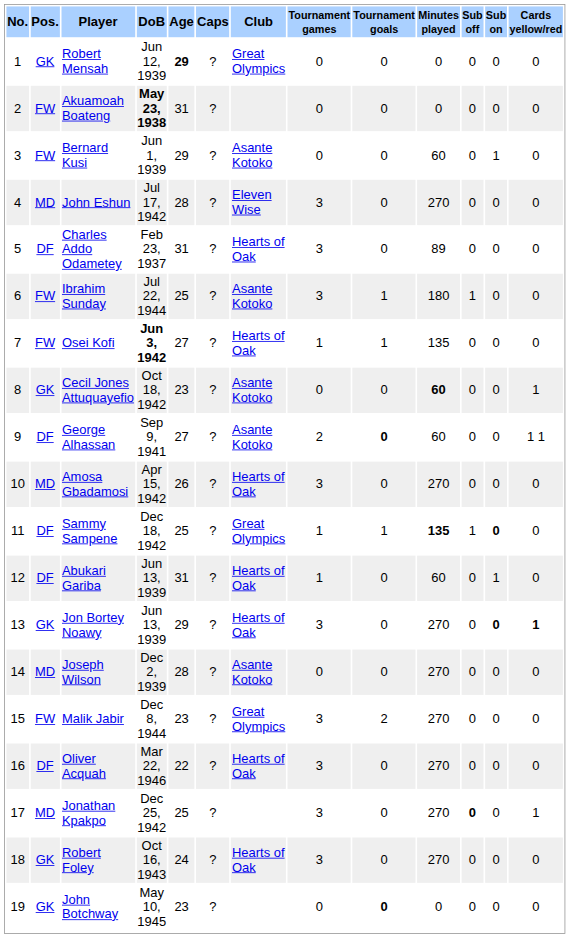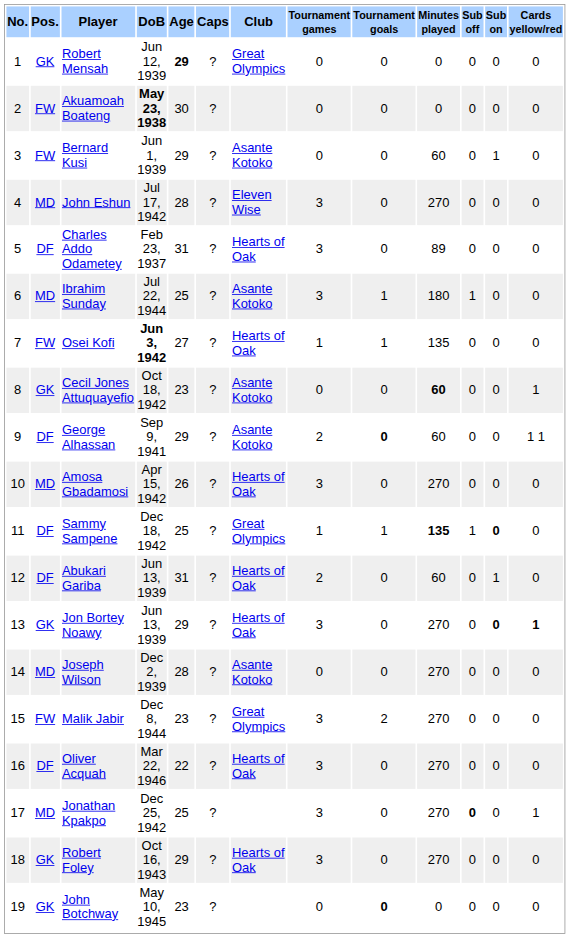(182, 108) 31 -> (182, 108) 30
(45, 296) FW -> (45, 296) MD
(182, 437) 27 -> (182, 437) 29
(319, 578) 1 -> (319, 578) 2
(182, 860) 24 -> (182, 860) 29
